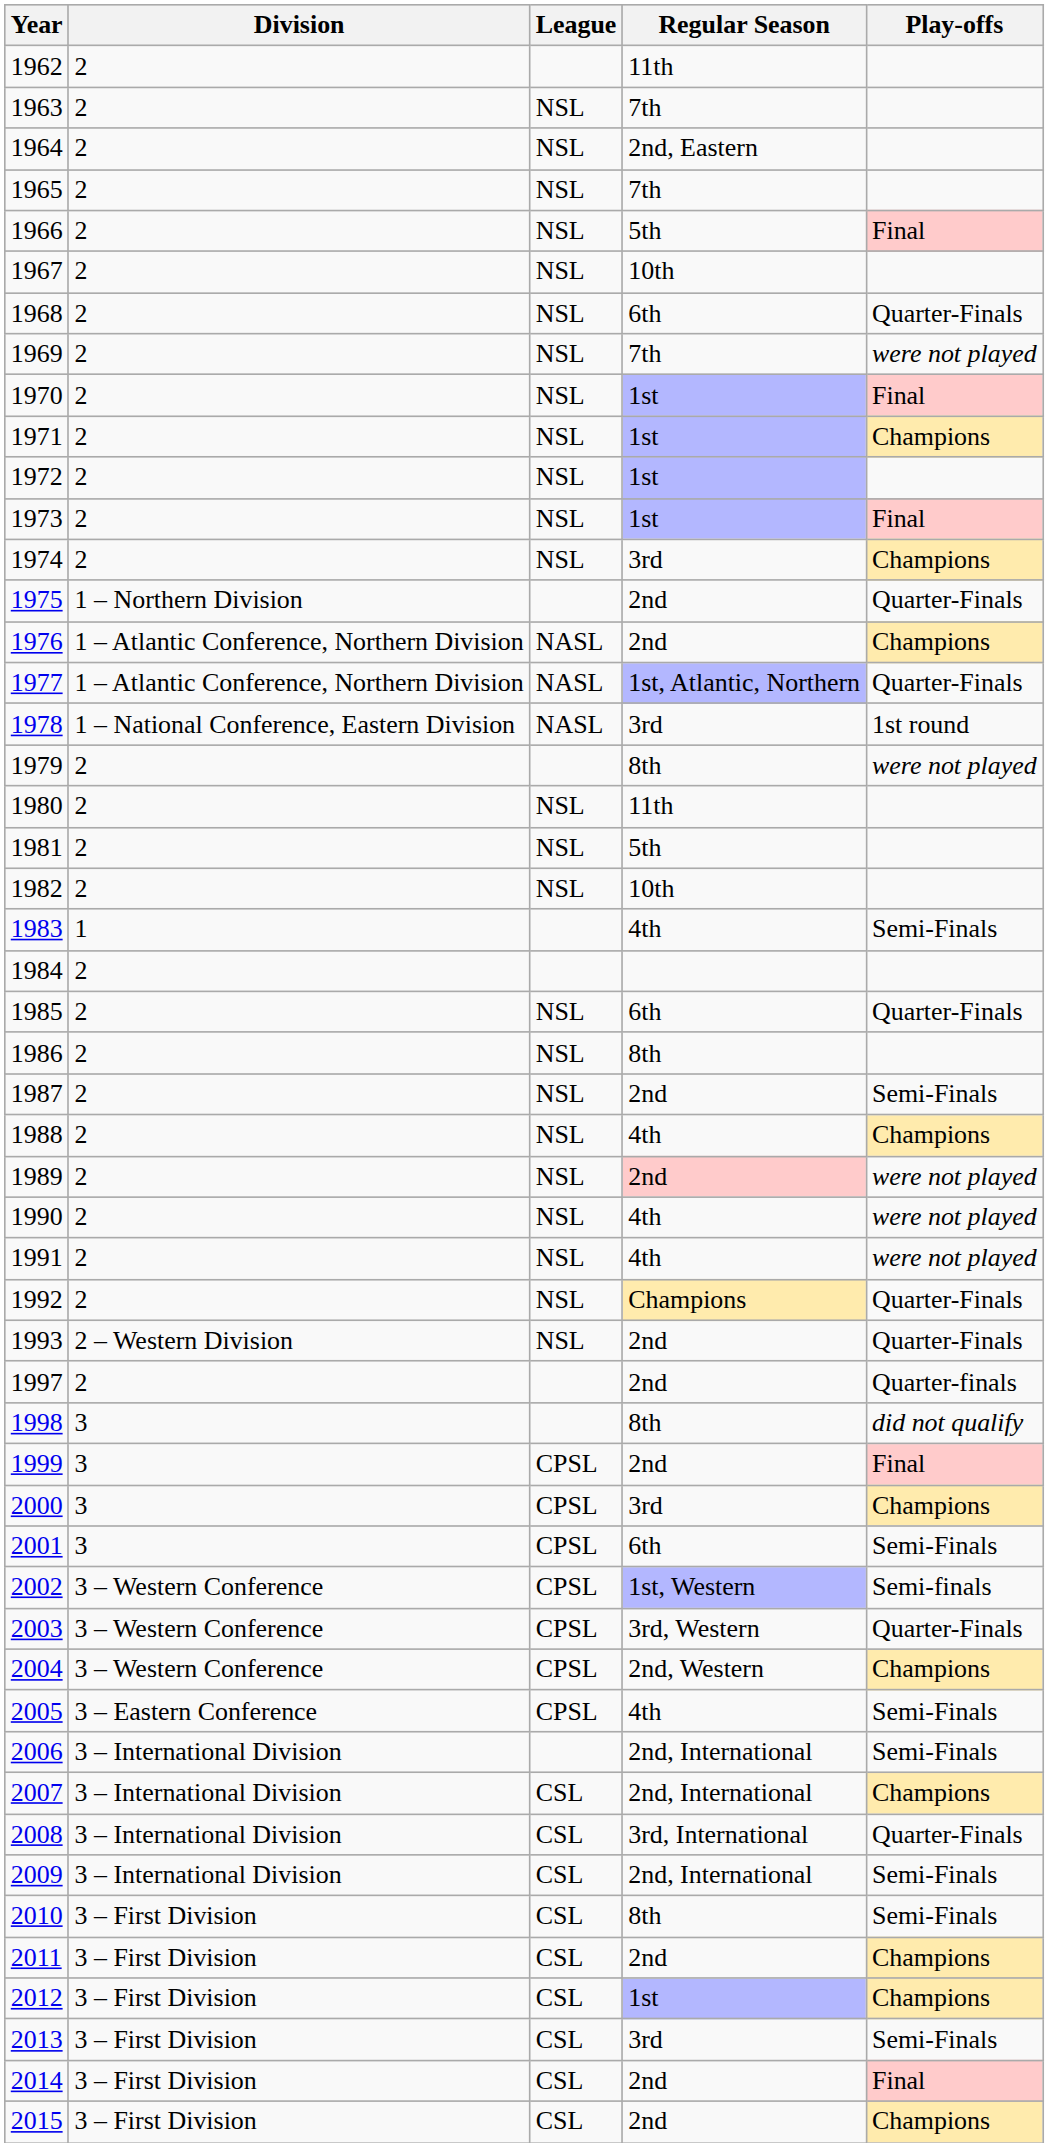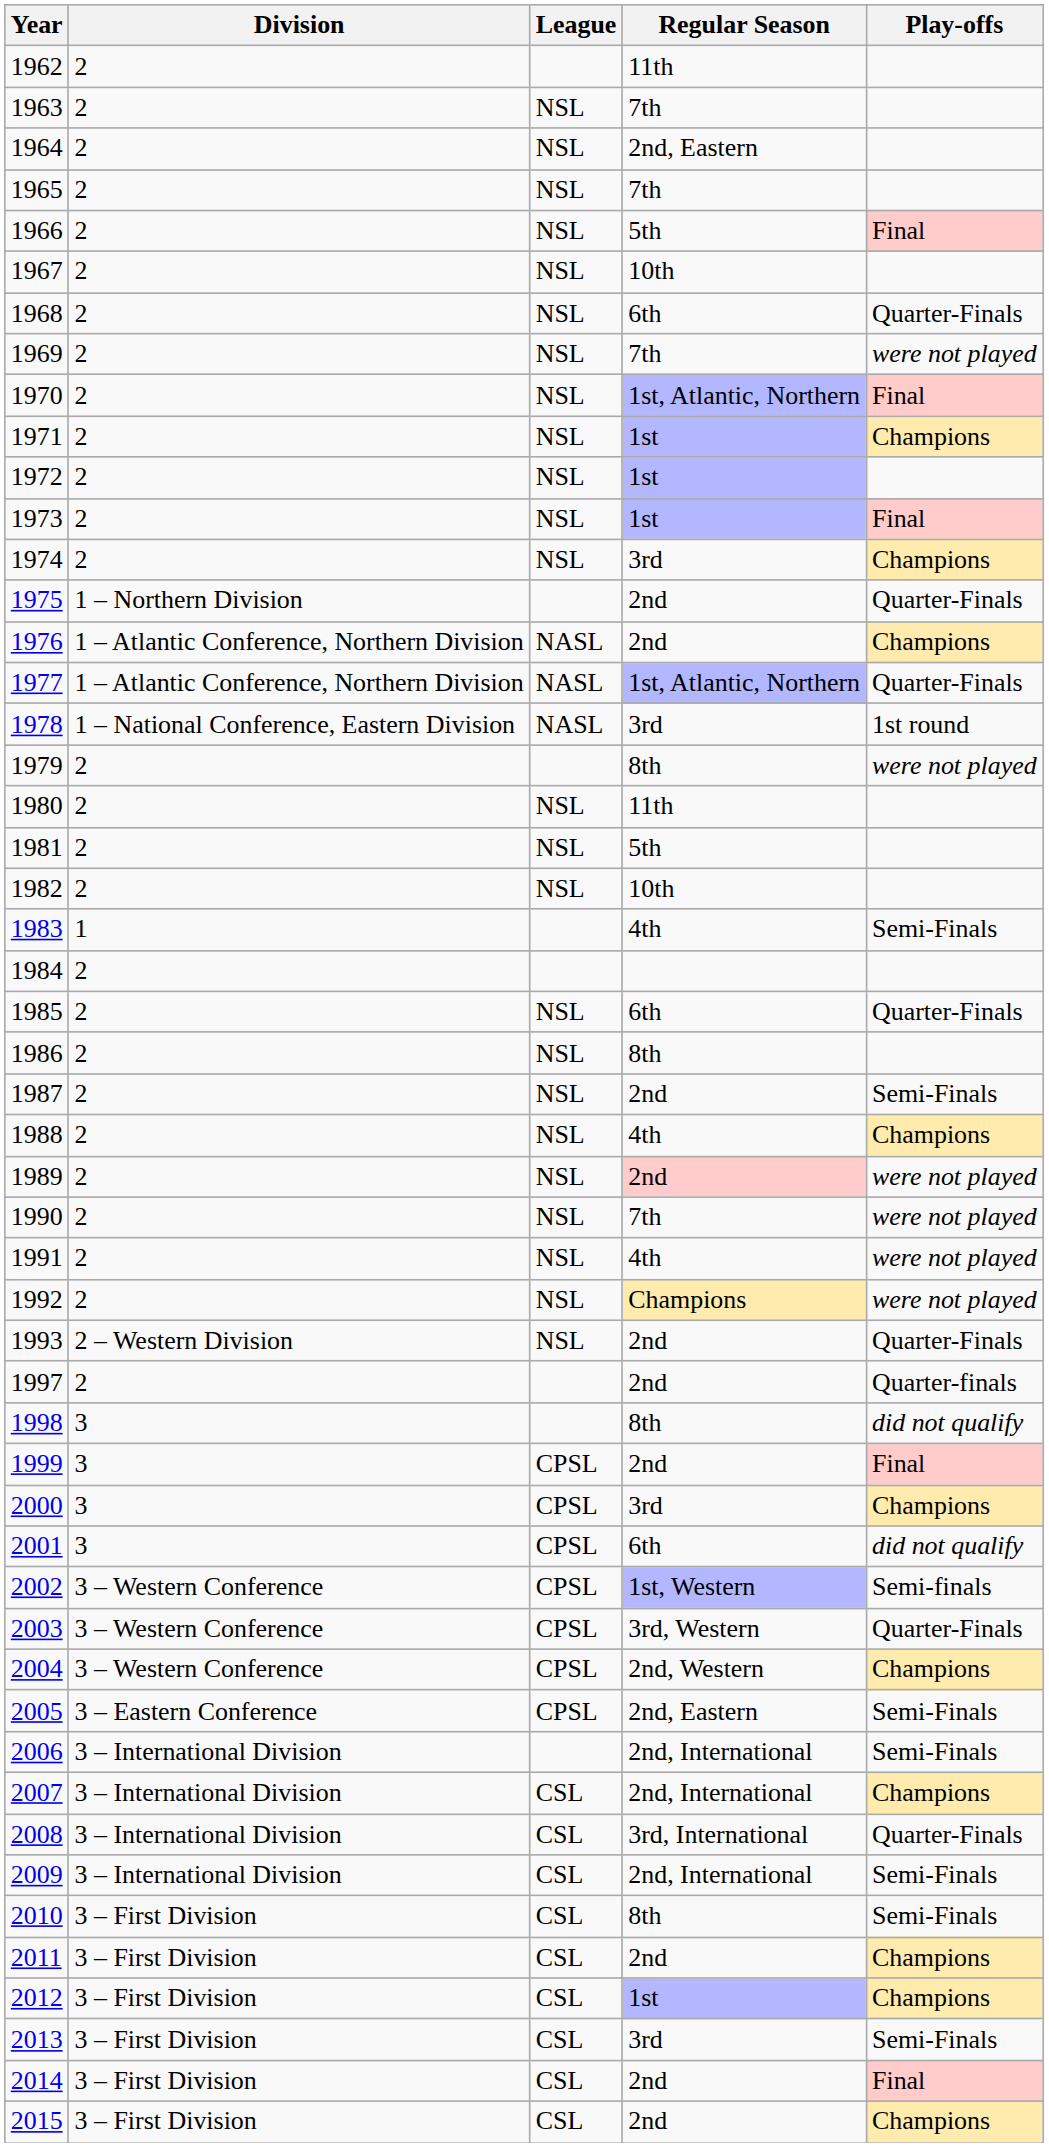(643, 395) 1st -> (744, 395) 1st, Atlantic, Northern
(645, 1217) 4th -> (645, 1217) 7th
(947, 1299) Quarter-Finals -> (954, 1299) were not played
(935, 1546) Semi-Finals -> (948, 1546) did not qualify
(645, 1710) 4th -> (693, 1710) 2nd, Eastern
